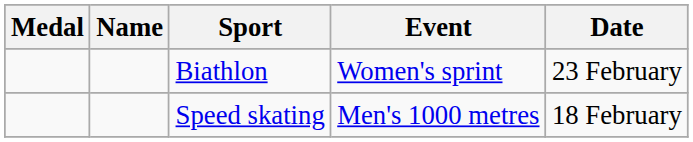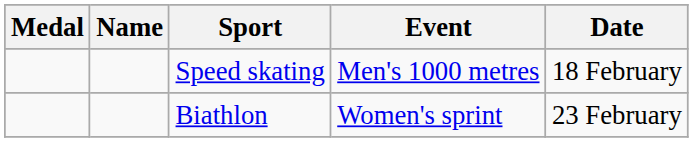rows swapped: (250, 114) <-> (222, 70)
